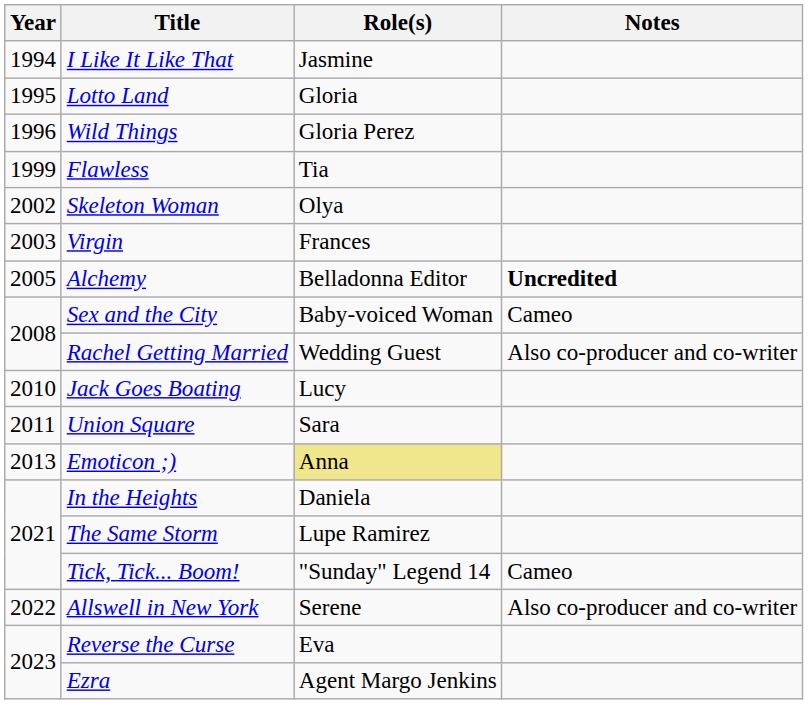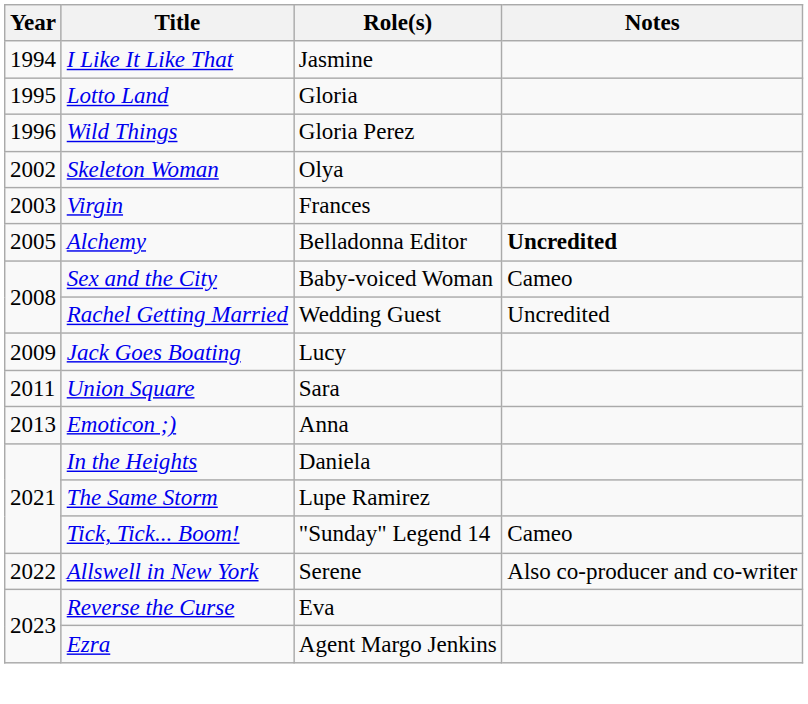- row: (108, 168)
(652, 351) Also co-producer and co-writer -> (559, 315) Uncredited
(33, 388) 2010 -> (33, 351) 2009
(324, 461) khaki background -> (324, 424) no background
